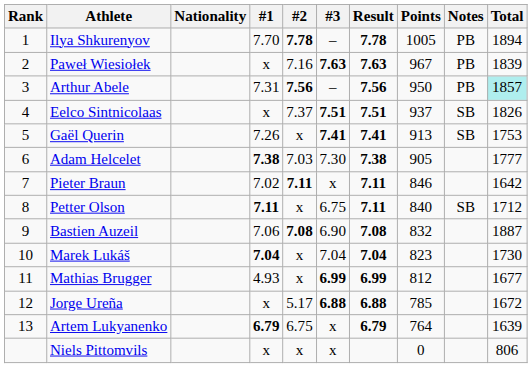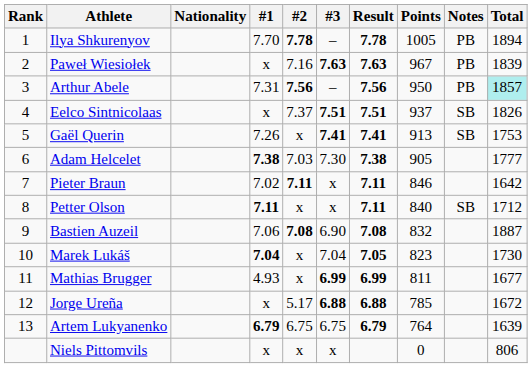(333, 207) 6.75 -> (333, 207) x
(373, 254) 7.04 -> (373, 254) 7.05
(421, 278) 812 -> (421, 278) 811
(333, 326) x -> (333, 326) 6.75
